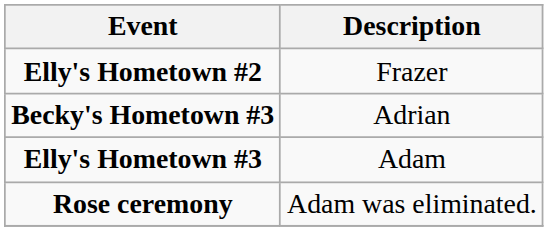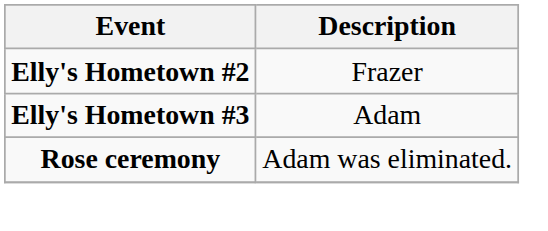- row: (143, 114)
